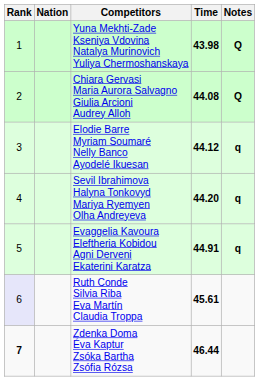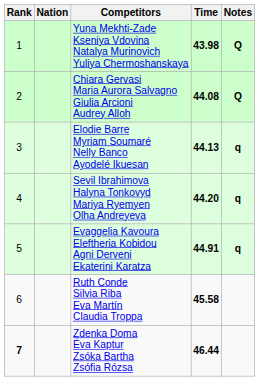(206, 147) 44.12 -> (206, 147) 44.13
(19, 300) lavender background -> (19, 300) no background
(206, 300) 45.61 -> (206, 300) 45.58
